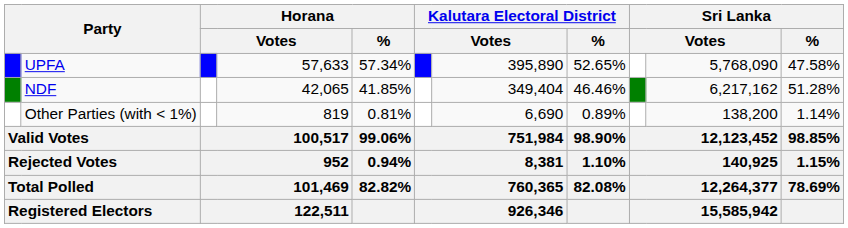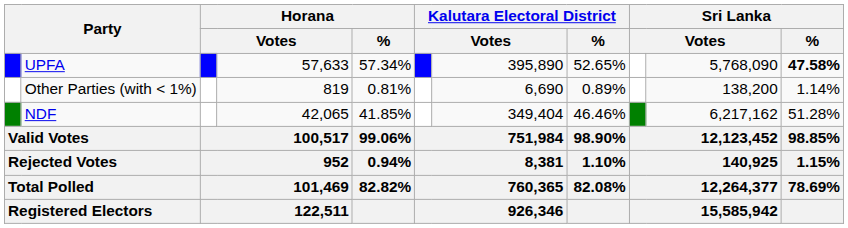(814, 65) normal -> (814, 65) bold
rows swapped: (40, 89) <-> (111, 114)
